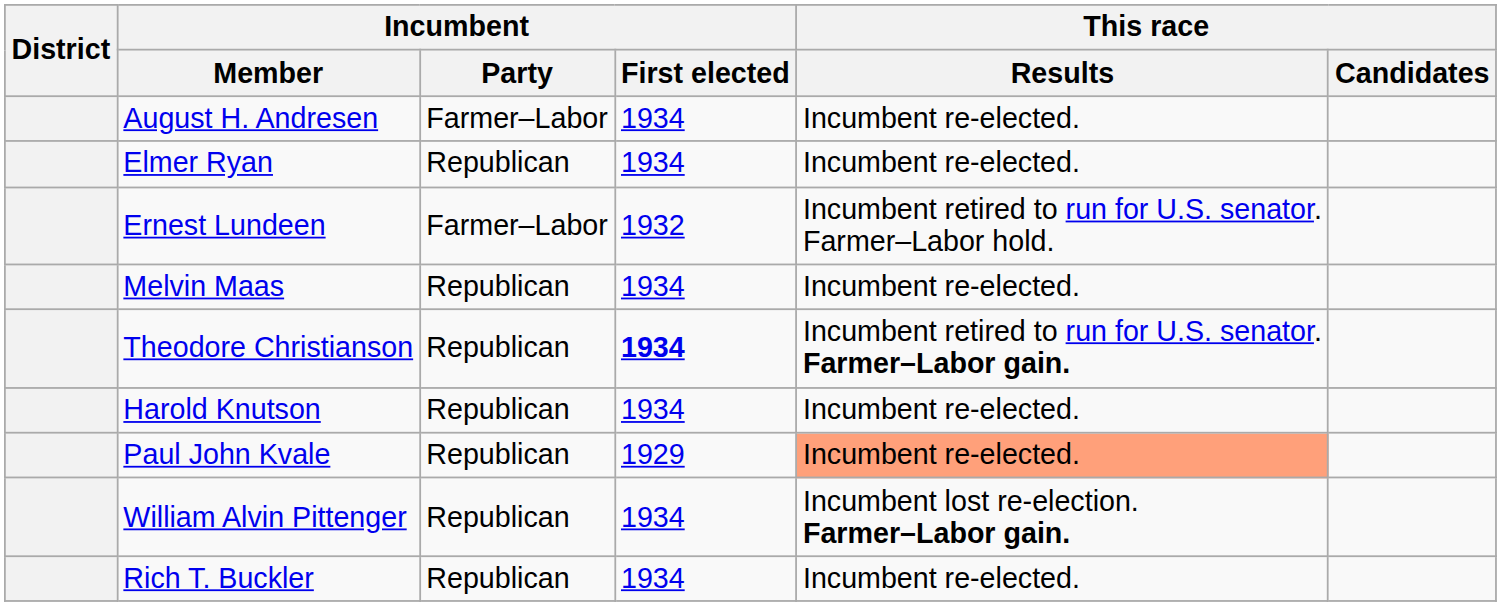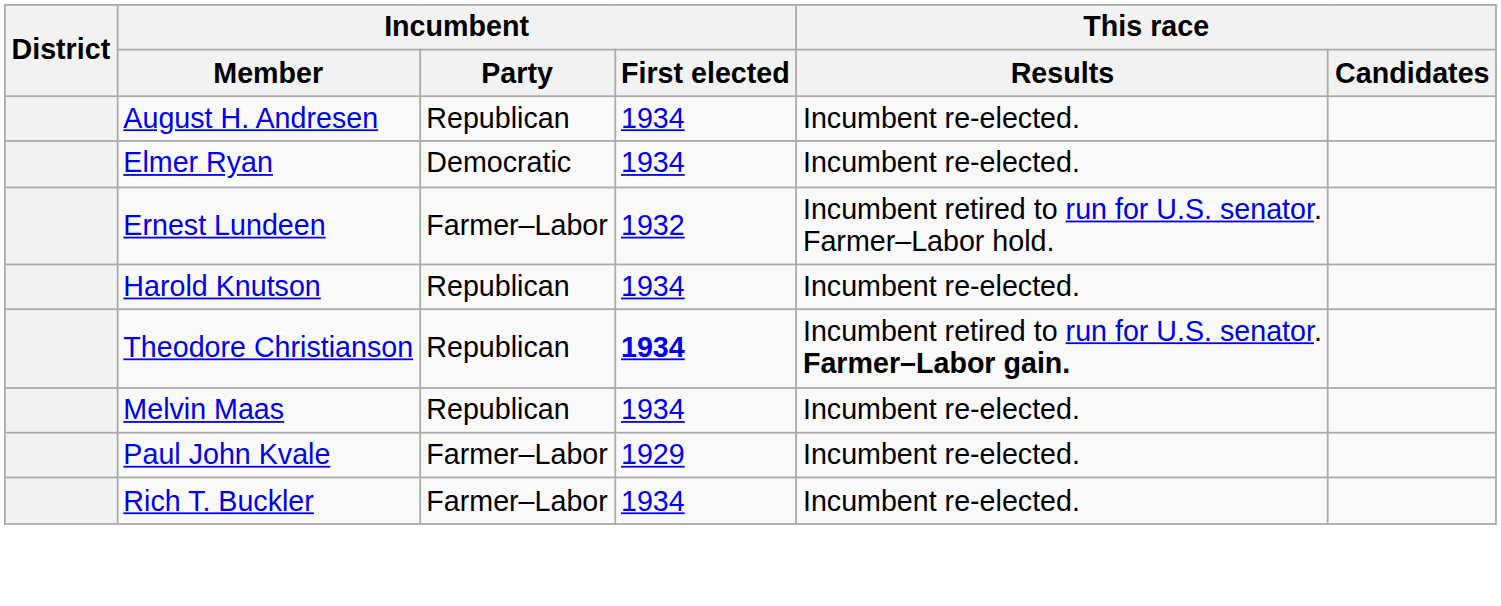(517, 118) Farmer–Labor -> (498, 118) Republican
(498, 163) Republican -> (499, 163) Democratic
rows swapped: (204, 286) <-> (222, 409)
(498, 455) Republican -> (517, 455) Farmer–Labor
(941, 455) lightsalmon background -> (941, 455) no background
- row: (265, 516)
(498, 578) Republican -> (517, 500) Farmer–Labor
